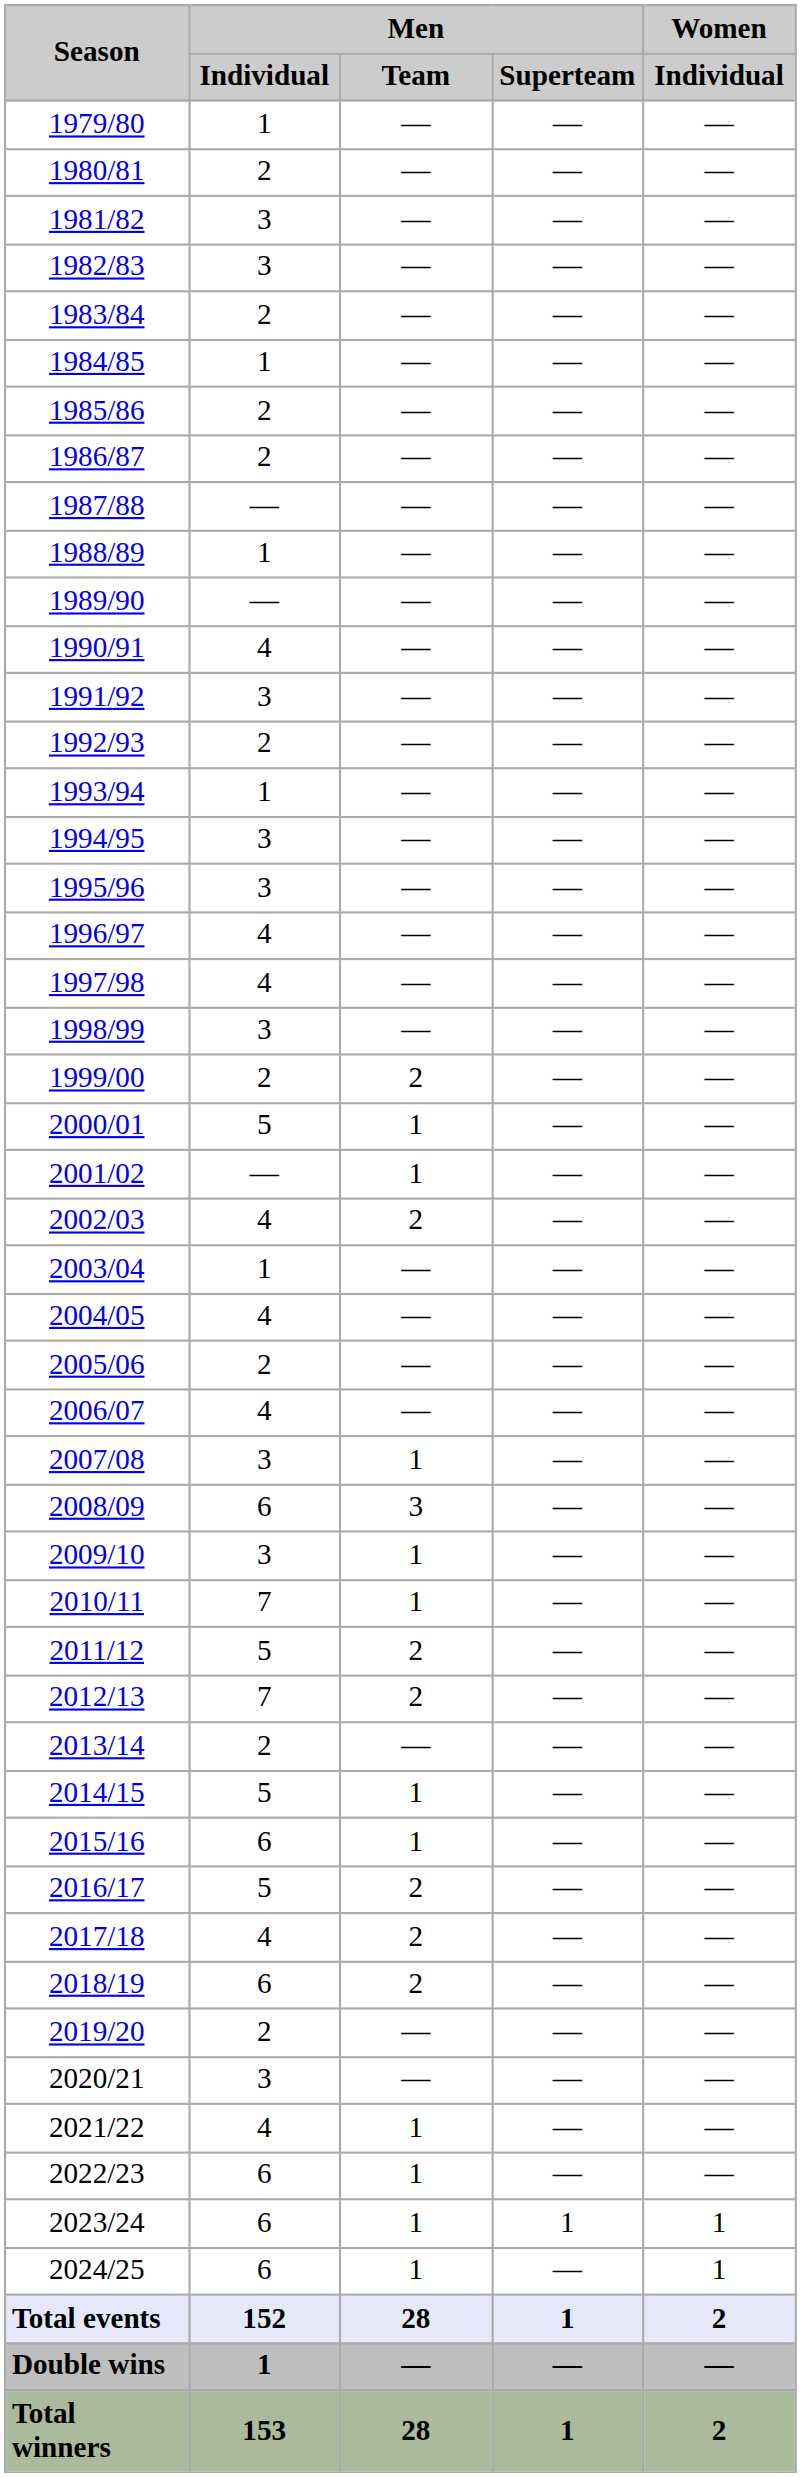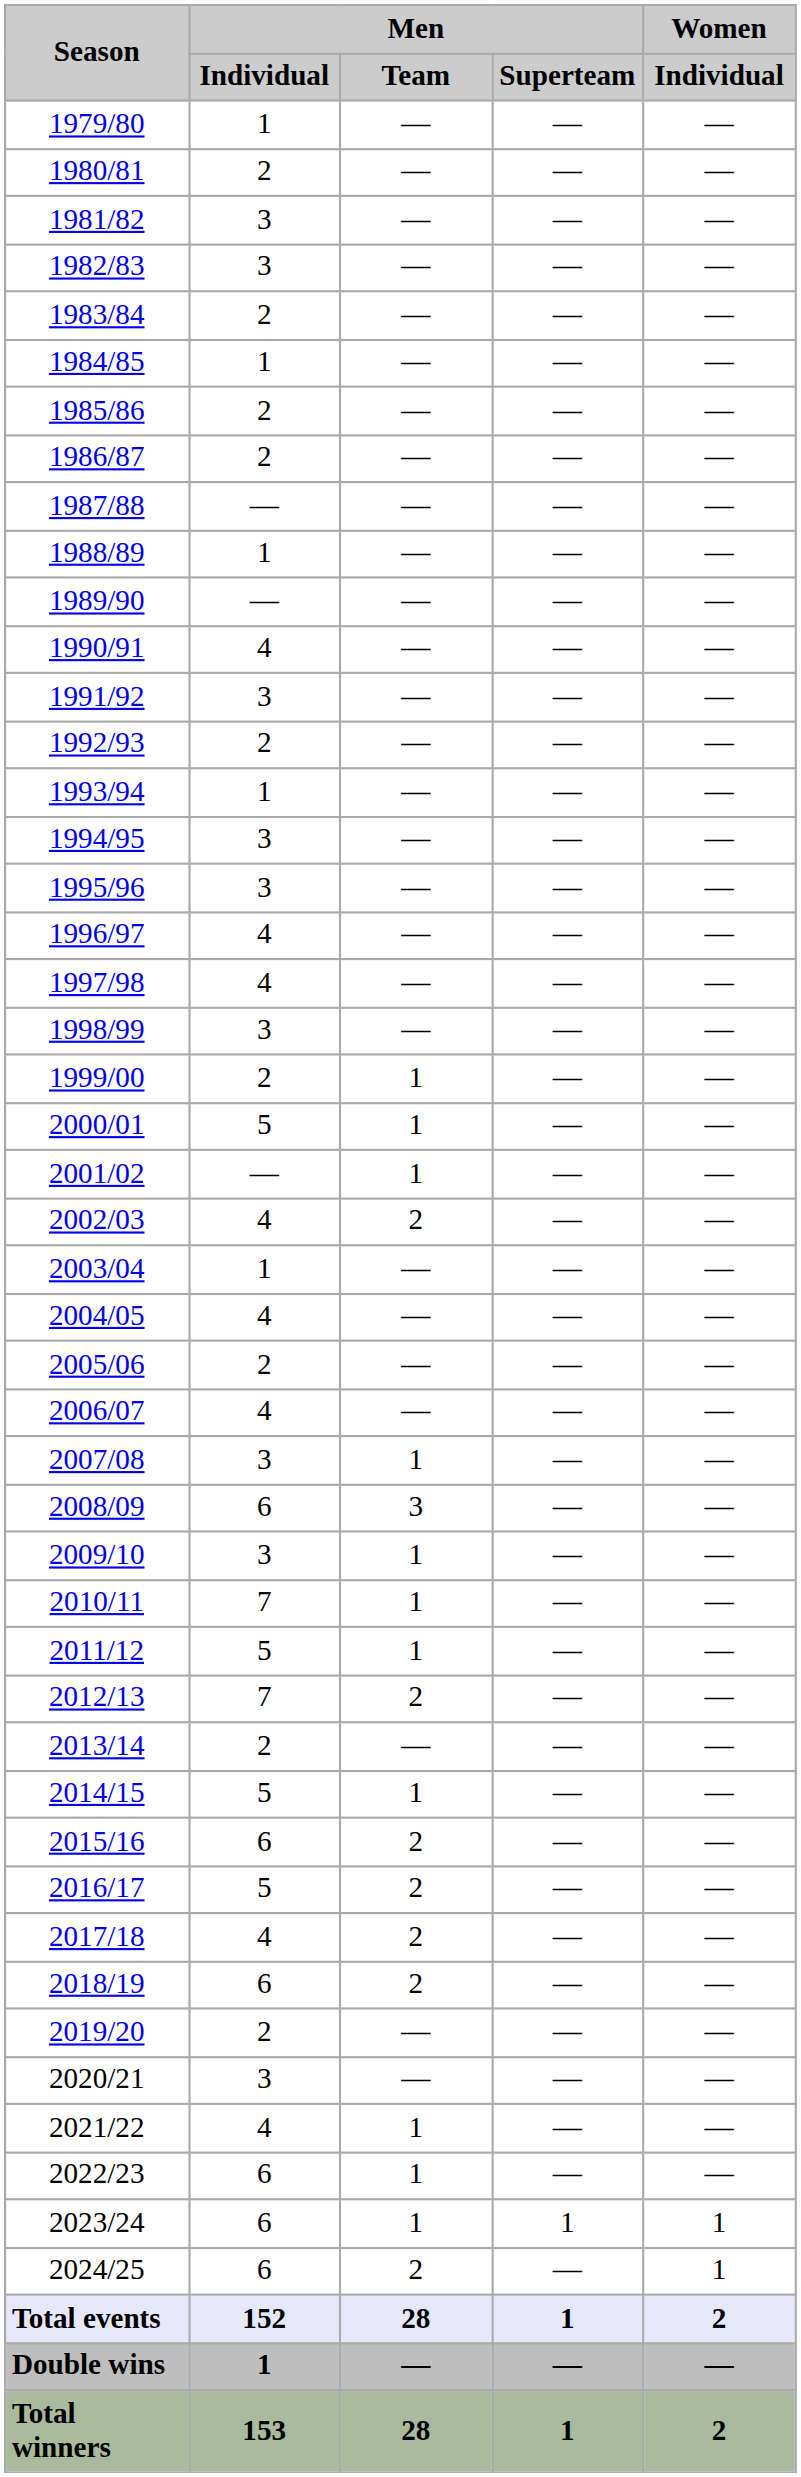(416, 1077) 2 -> (416, 1077) 1
(416, 1649) 2 -> (416, 1649) 1
(416, 1840) 1 -> (416, 1840) 2
(416, 2269) 1 -> (416, 2269) 2
